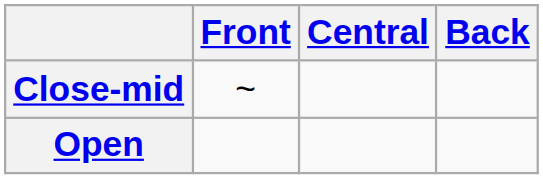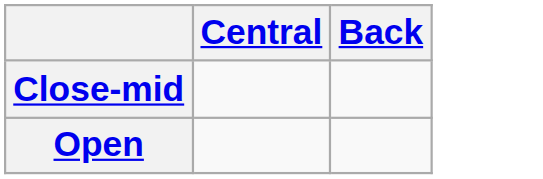- column: (246, 32)
